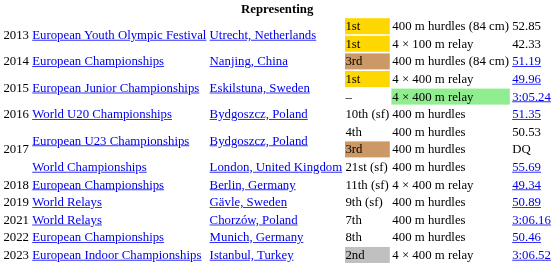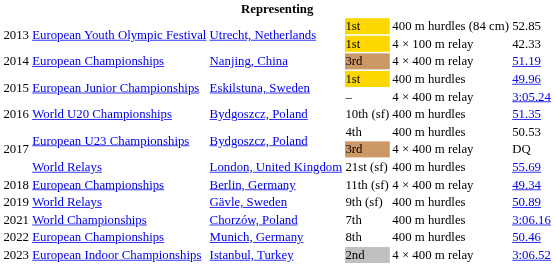(451, 61) 400 m hurdles (84 cm) -> (433, 61) 4 × 400 m relay
(433, 79) 4 × 400 m relay -> (429, 79) 400 m hurdles
(433, 96) lightgreen background -> (433, 96) no background
(429, 149) 400 m hurdles -> (433, 149) 4 × 400 m relay
(89, 167) World Championships -> (67, 167) World Relays
(67, 219) World Relays -> (89, 219) World Championships
